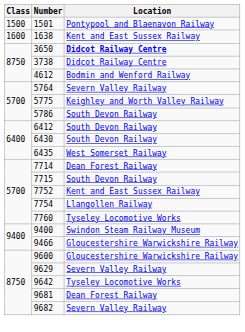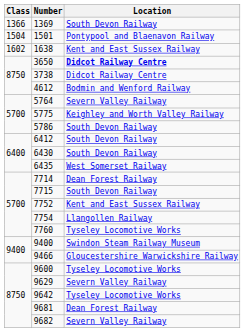+ row: (43, 24)
(16, 24) 1500 -> (16, 37) 1504
(16, 37) 1600 -> (16, 50) 1602
(152, 256) Gloucestershire Warwickshire Railway -> (124, 269) Tyseley Locomotive Works
